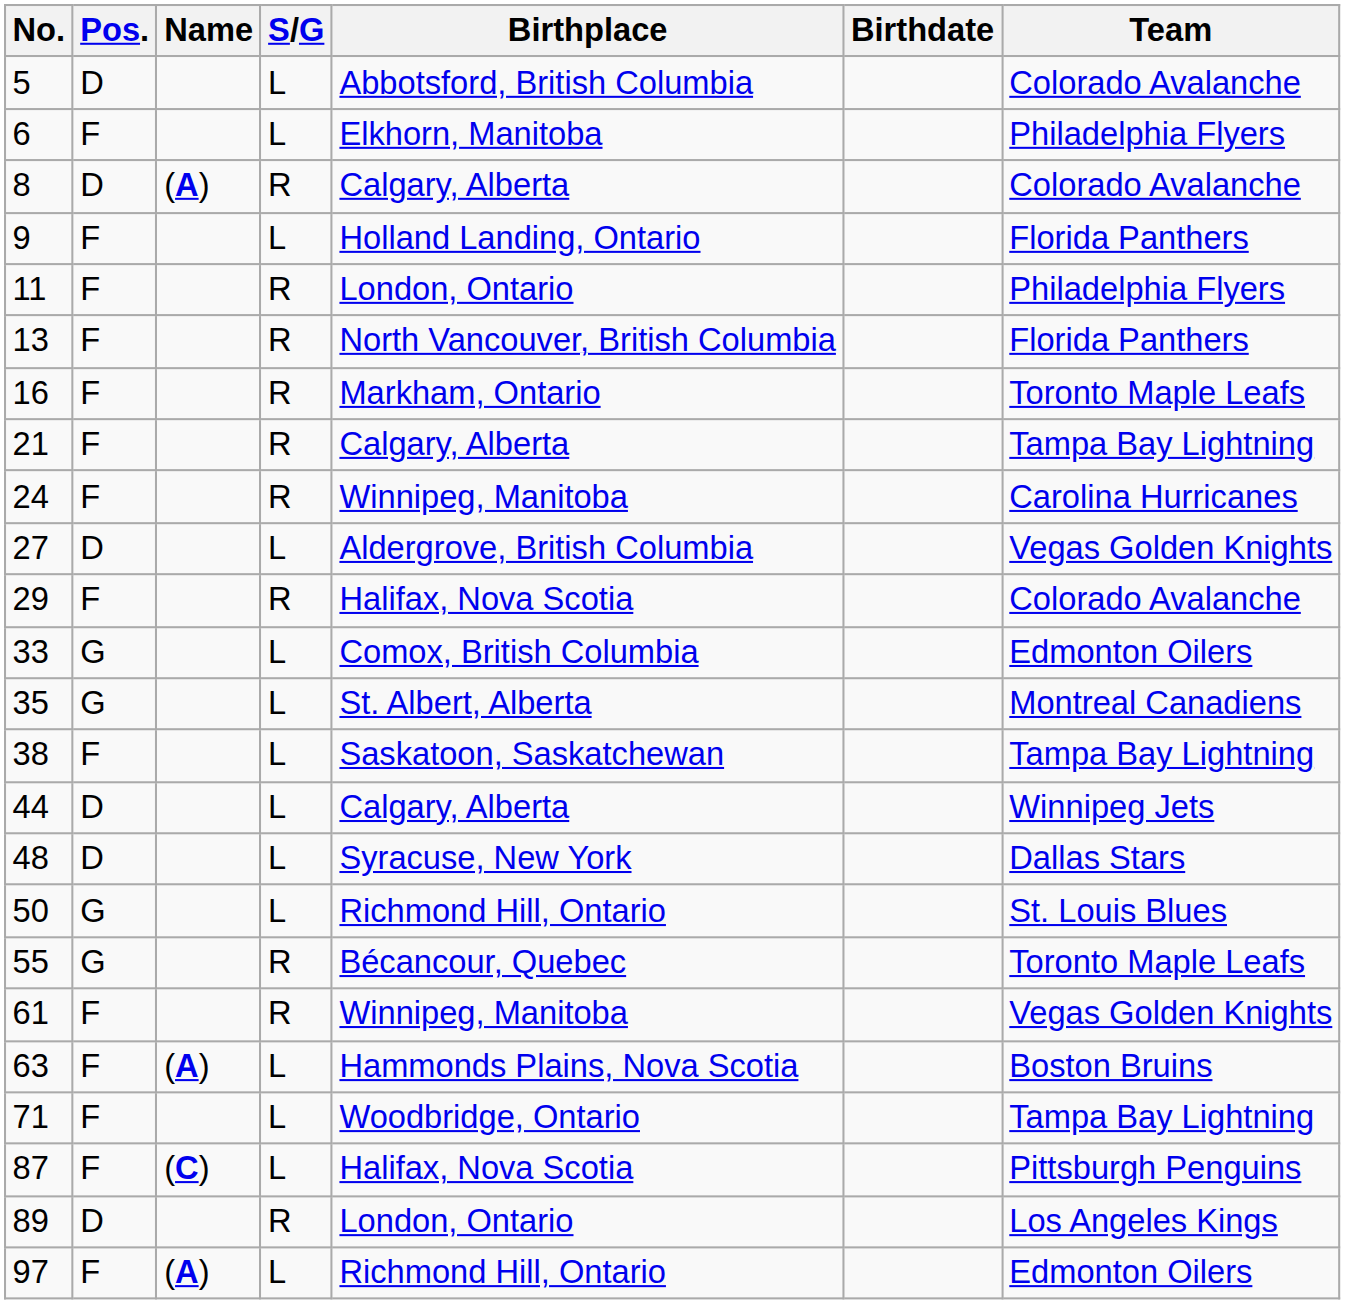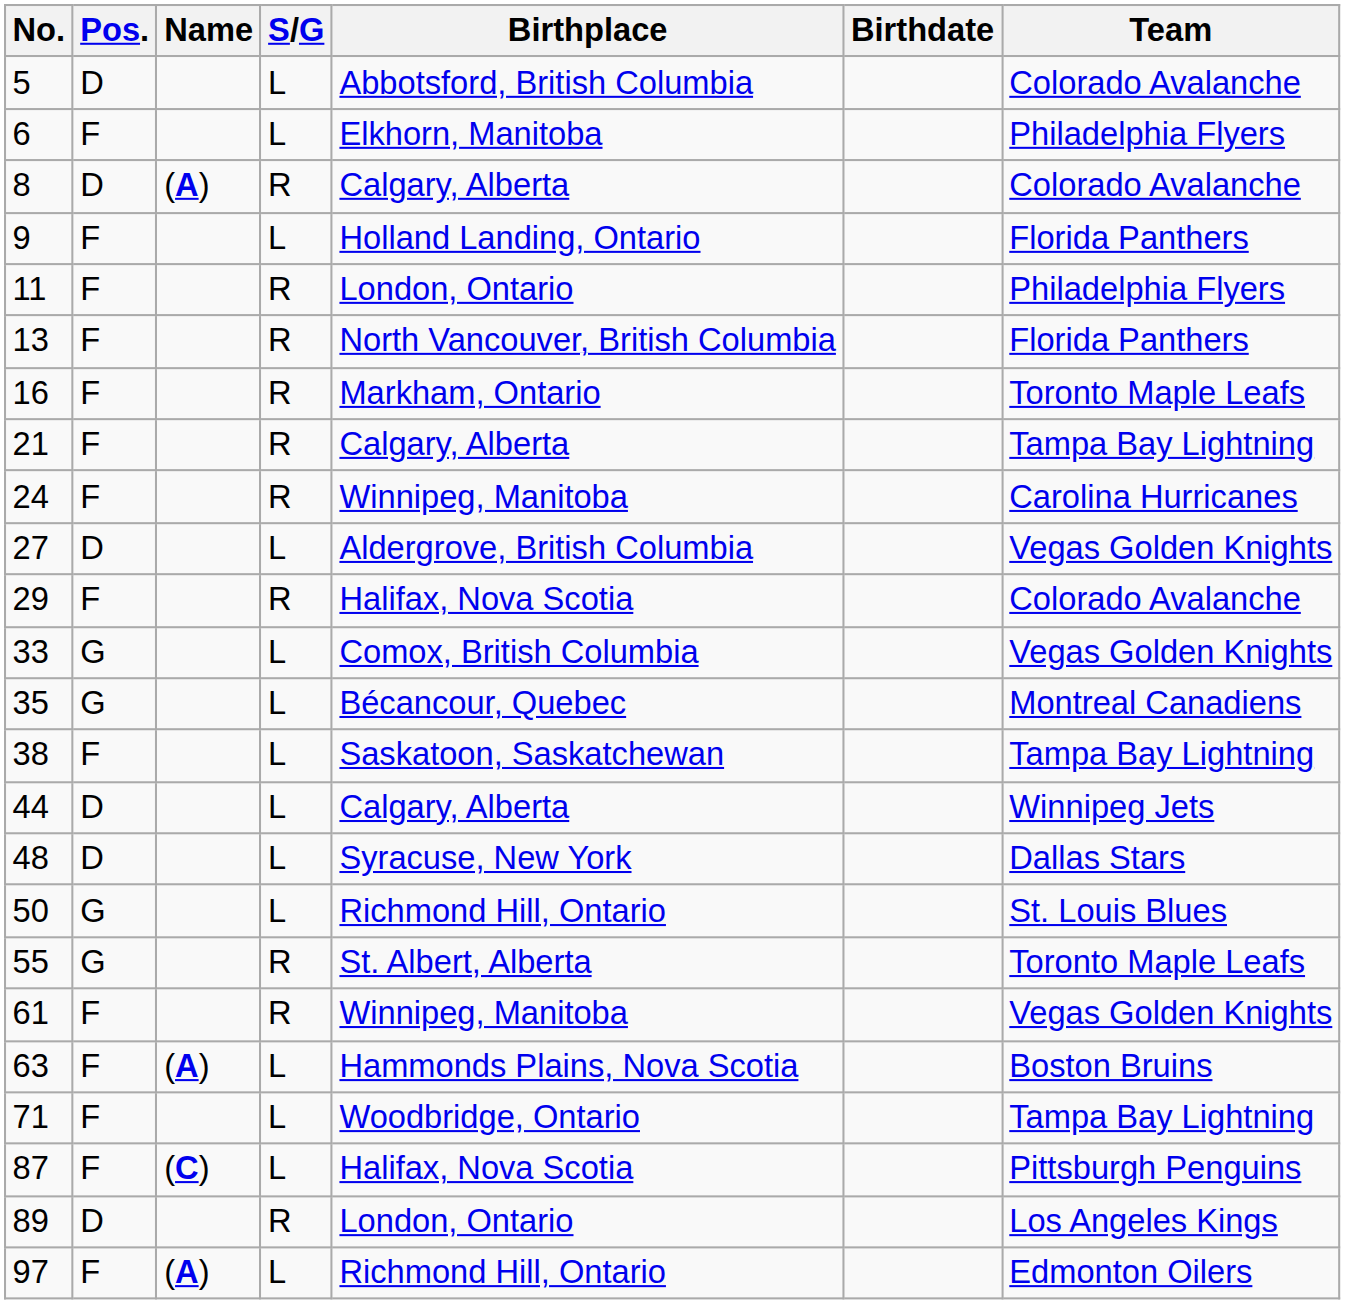(1131, 651) Edmonton Oilers -> (1171, 651) Vegas Golden Knights
(466, 703) St. Albert, Alberta -> (483, 703) Bécancour, Quebec
(483, 962) Bécancour, Quebec -> (466, 962) St. Albert, Alberta
